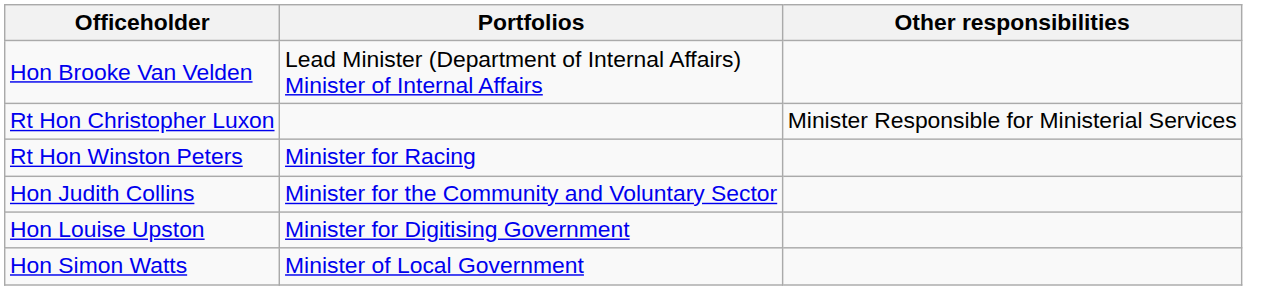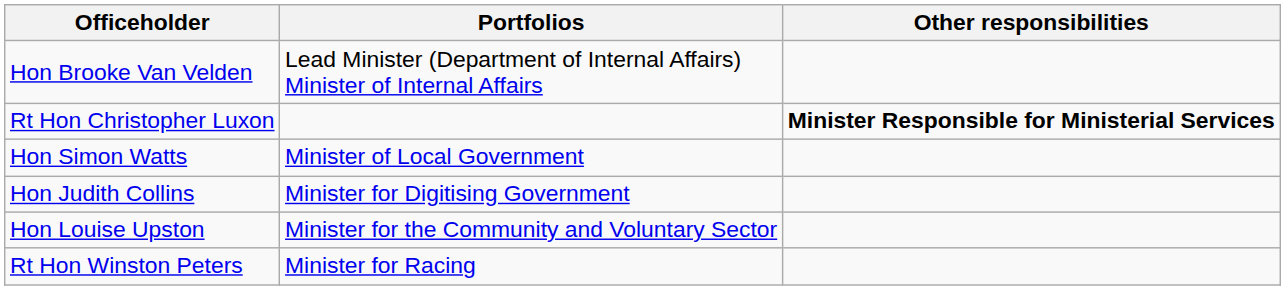(1012, 120) normal -> (1031, 120) bold
rows swapped: (99, 266) <-> (126, 157)
(531, 193) Minister for the Community and Voluntary Sector -> (457, 193) Minister for Digitising Government
(457, 229) Minister for Digitising Government -> (531, 229) Minister for the Community and Voluntary Sector
